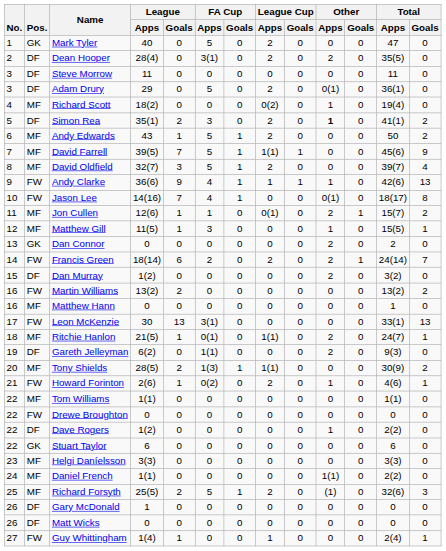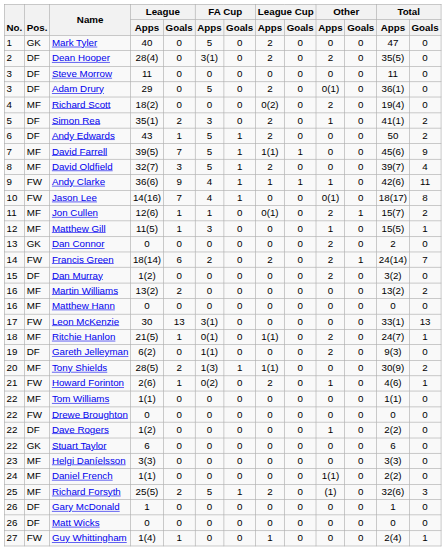(330, 105) 1 -> (330, 105) 2
(330, 120) bold -> (330, 120) normal
(34, 136) MF -> (33, 136) DF
(425, 182) 13 -> (425, 182) 11
(34, 290) FW -> (34, 290) MF
(393, 306) 1 -> (393, 306) 0
(393, 507) 0 -> (393, 507) 1
